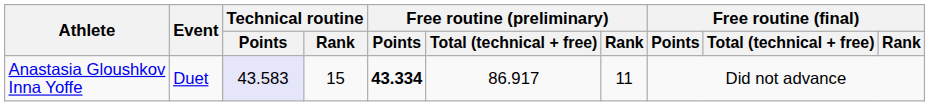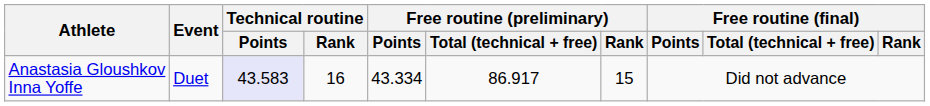(335, 79) 15 -> (335, 79) 16
(397, 79) bold -> (397, 79) normal
(624, 79) 11 -> (624, 79) 15
